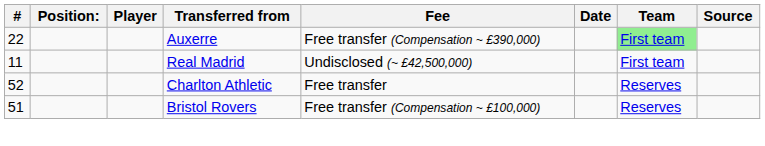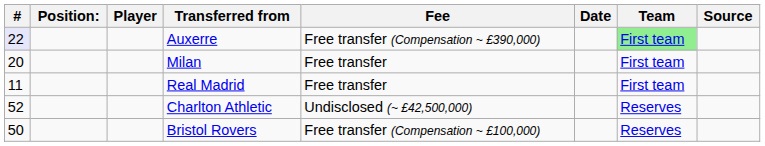(16, 39) no background -> (16, 39) lavender background
+ row: (184, 62)
(388, 62) Undisclosed (~ £42,500,000) -> (346, 85) Free transfer
(346, 85) Free transfer -> (388, 108) Undisclosed (~ £42,500,000)
(16, 108) 51 -> (16, 130) 50
